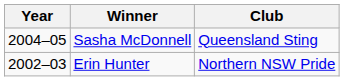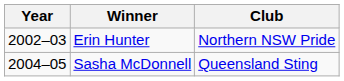rows swapped: (111, 64) <-> (132, 40)
